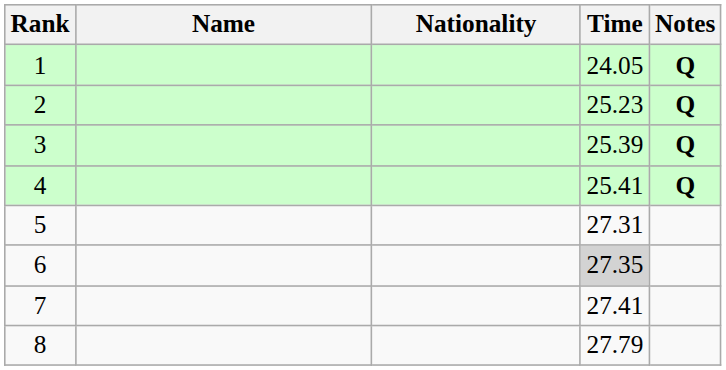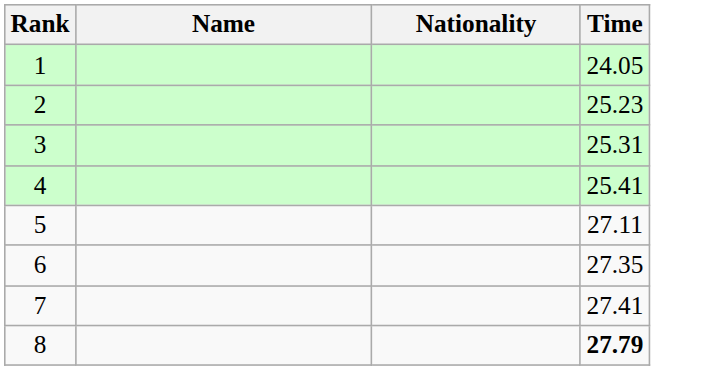- column: (685, 24)
(615, 144) 25.39 -> (615, 144) 25.31
(615, 225) 27.31 -> (615, 225) 27.11
(615, 265) lightgrey background -> (615, 265) no background
(615, 345) normal -> (615, 345) bold
